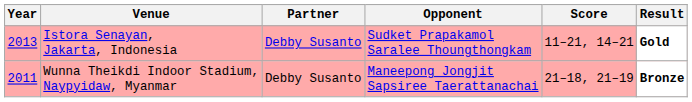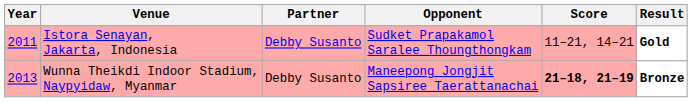(22, 43) 2013 -> (22, 43) 2011
(22, 79) 2011 -> (22, 79) 2013
(589, 79) normal -> (589, 79) bold
